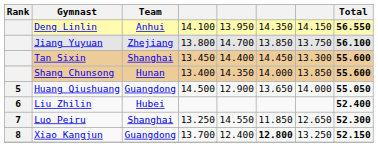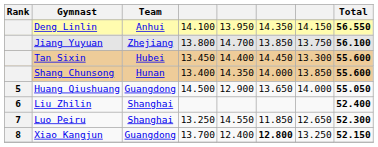(150, 58) Shanghai -> (150, 58) Hubei
(150, 105) Hubei -> (150, 105) Shanghai
